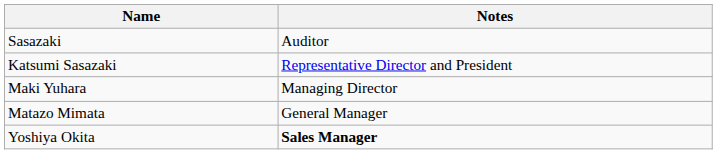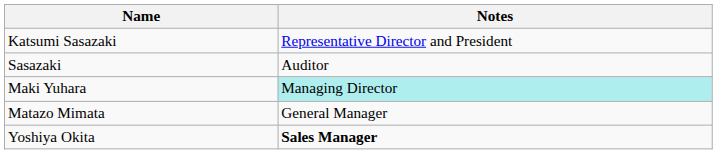rows swapped: (62, 64) <-> (35, 40)
(339, 88) no background -> (339, 88) paleturquoise background
